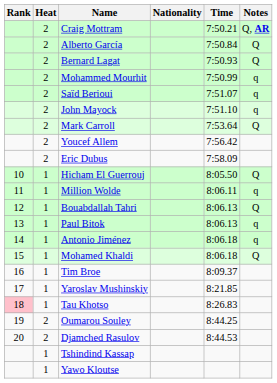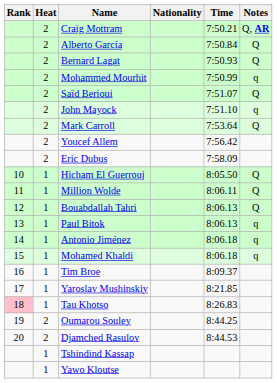(256, 93) q -> (256, 93) Q
(256, 191) q -> (256, 191) Q
(256, 256) Q -> (256, 256) q
